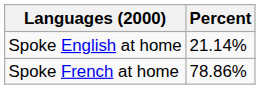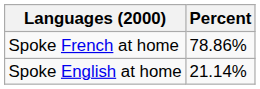rows swapped: (94, 72) <-> (95, 45)
